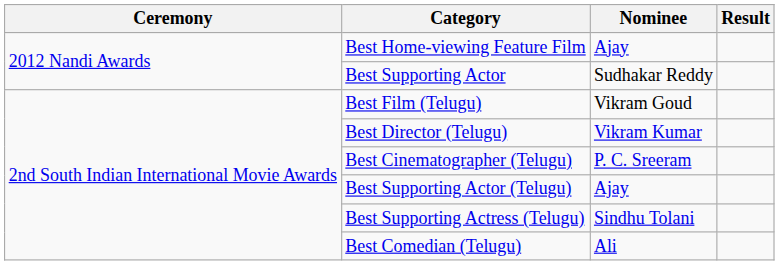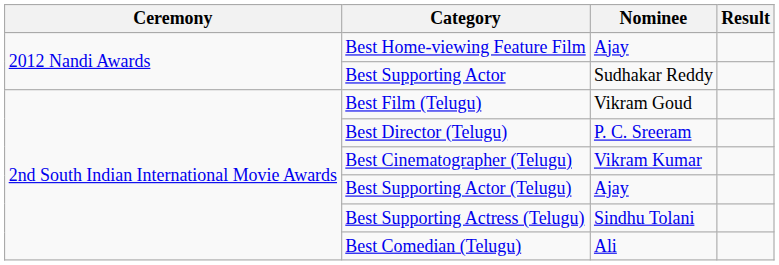(648, 132) Vikram Kumar -> (643, 132) P. C. Sreeram
(643, 160) P. C. Sreeram -> (648, 160) Vikram Kumar
